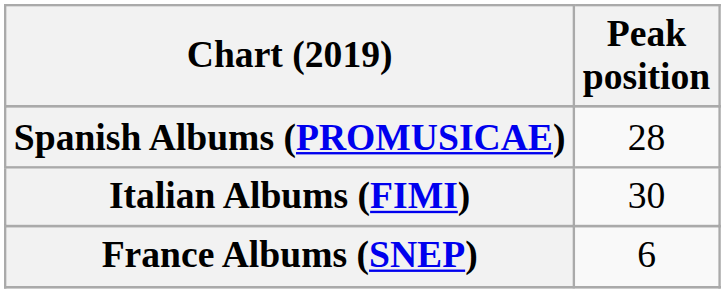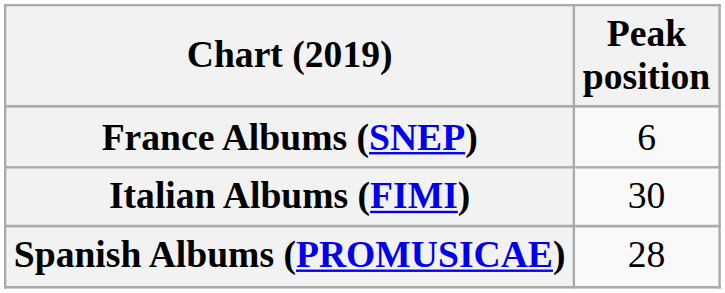rows swapped: (290, 255) <-> (290, 136)
